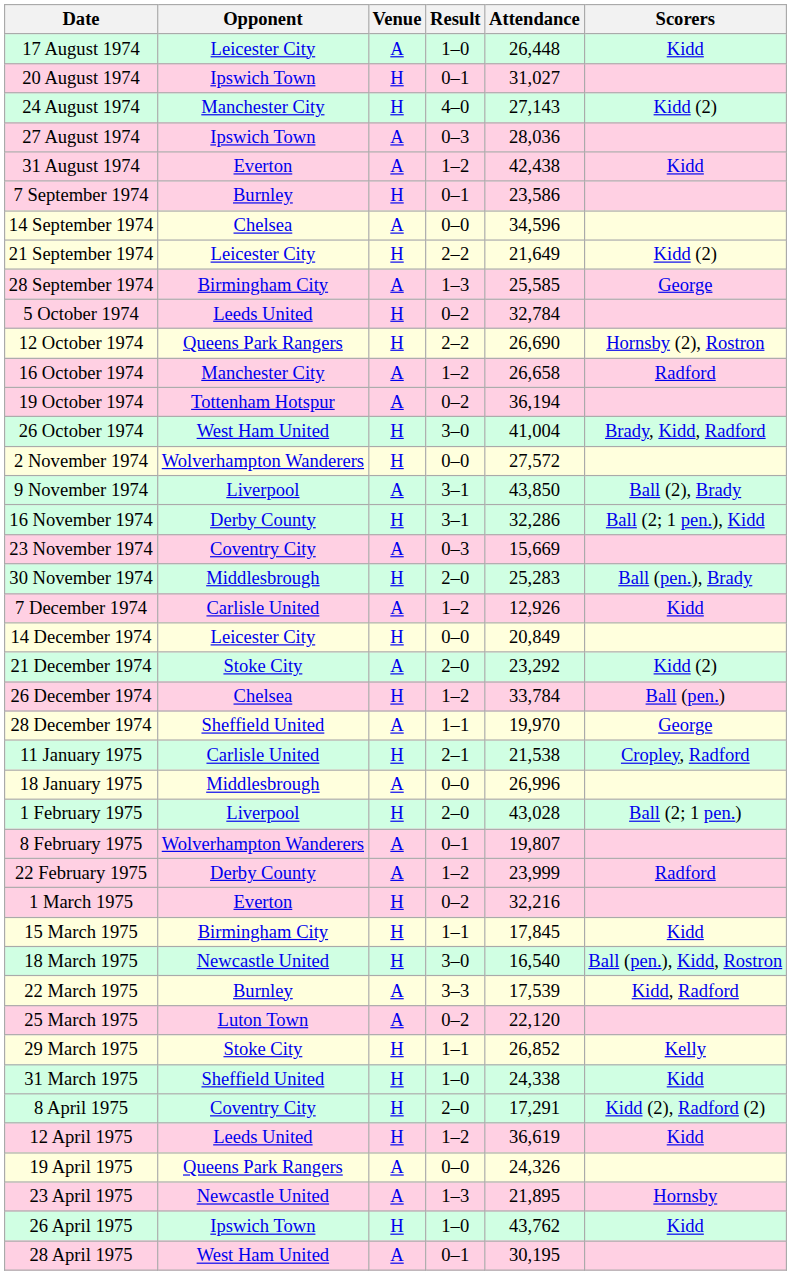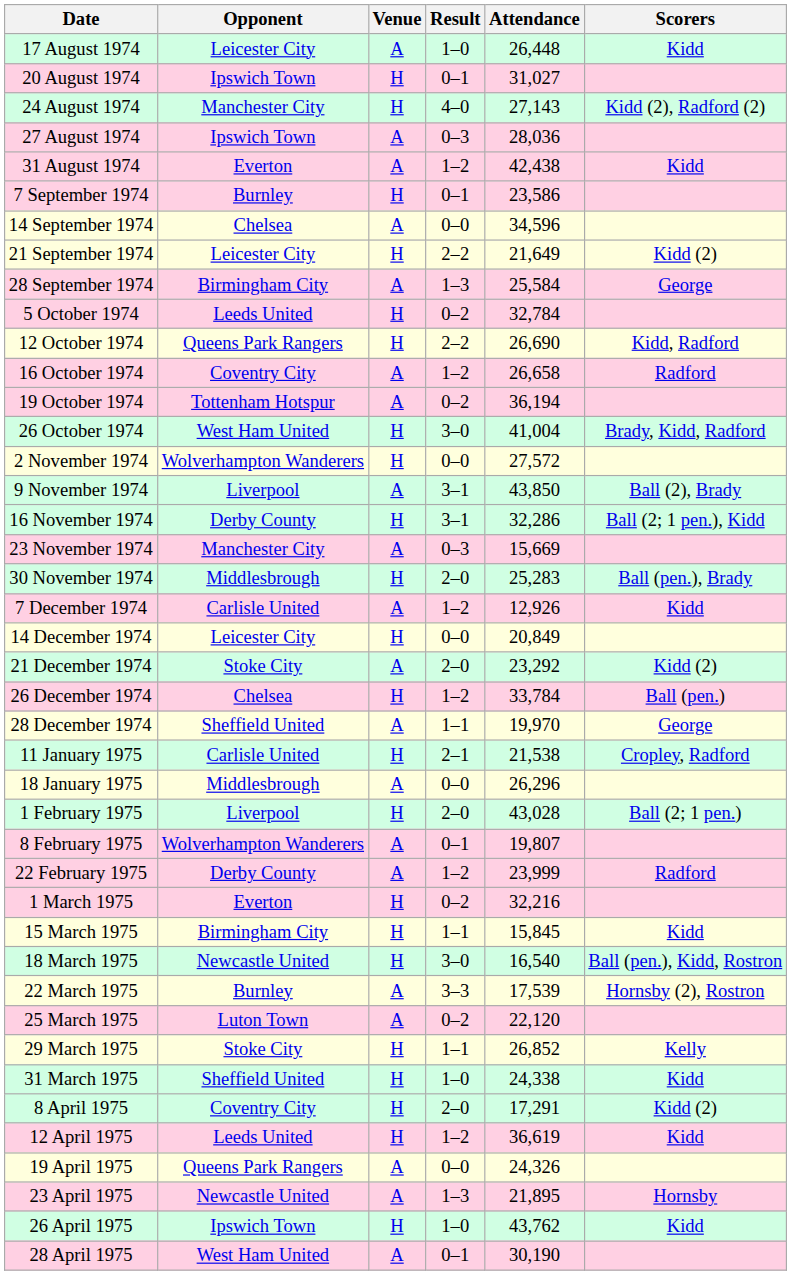(685, 107) Kidd (2) -> (685, 107) Kidd (2), Radford (2)
(534, 284) 25,585 -> (534, 284) 25,584
(685, 343) Hornsby (2), Rostron -> (685, 343) Kidd, Radford
(263, 372) Manchester City -> (263, 372) Coventry City
(263, 549) Coventry City -> (263, 549) Manchester City
(534, 784) 26,996 -> (534, 784) 26,296
(534, 931) 17,845 -> (534, 931) 15,845
(685, 990) Kidd, Radford -> (685, 990) Hornsby (2), Rostron
(685, 1108) Kidd (2), Radford (2) -> (685, 1108) Kidd (2)
(534, 1255) 30,195 -> (534, 1255) 30,190
